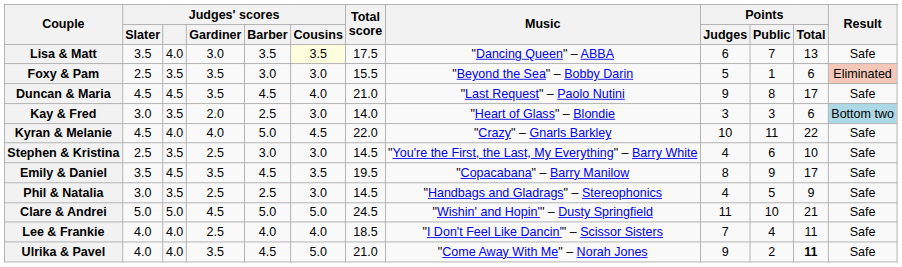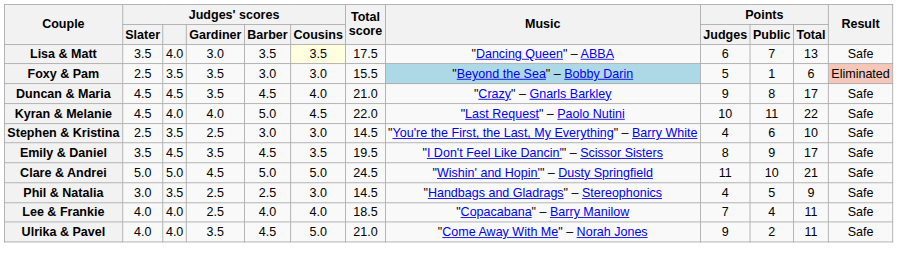(543, 74) no background -> (543, 74) lightblue background
(543, 94) "Last Request" – Paolo Nutini -> (543, 94) "Crazy" – Gnarls Barkley
- row: (63, 114)
(543, 133) "Crazy" – Gnarls Barkley -> (543, 114) "Last Request" – Paolo Nutini
(543, 173) "Copacabana" – Barry Manilow -> (543, 153) "I Don't Feel Like Dancin'" – Scissor Sisters
rows swapped: (63, 193) <-> (63, 213)
(543, 232) "I Don't Feel Like Dancin'" – Scissor Sisters -> (543, 213) "Copacabana" – Barry Manilow
(811, 252) bold -> (811, 232) normal
